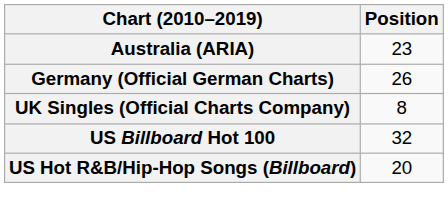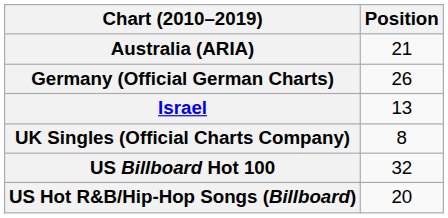(402, 49) 23 -> (402, 49) 21
+ row: (183, 108)
